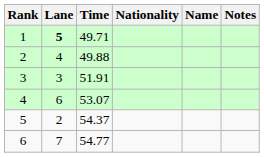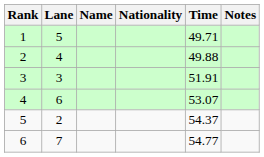columns swapped: (202, 15) <-> (94, 15)
(59, 36) bold -> (59, 36) normal
